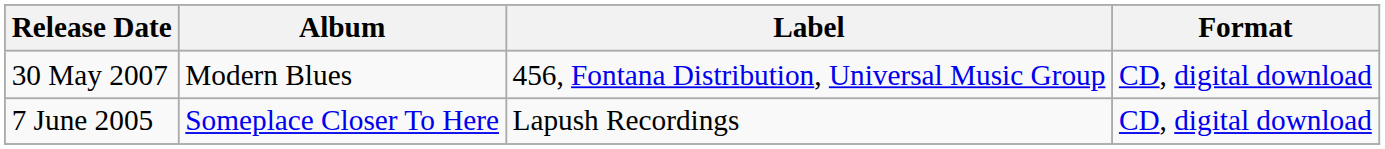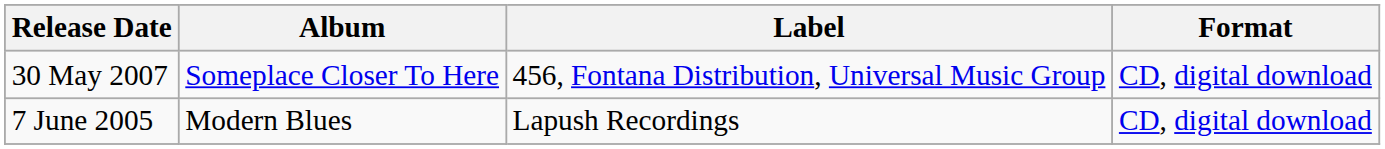(269, 74) Modern Blues -> (342, 74) Someplace Closer To Here
(342, 120) Someplace Closer To Here -> (269, 120) Modern Blues
